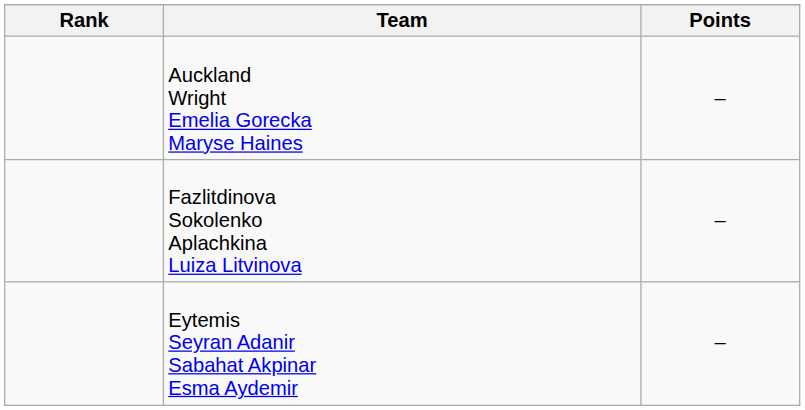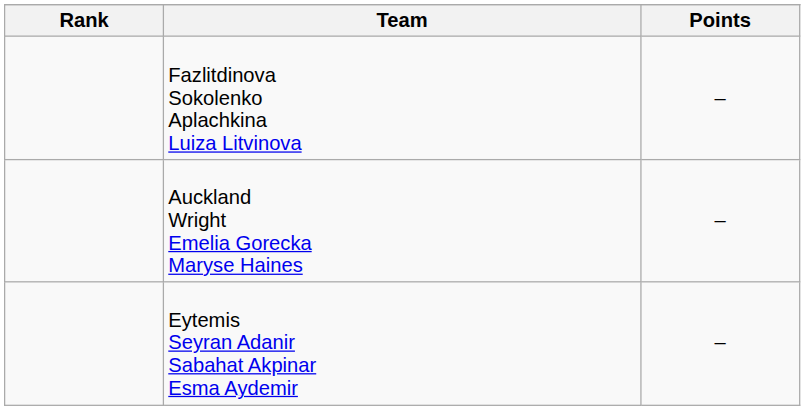rows swapped: (235, 231) <-> (240, 109)
